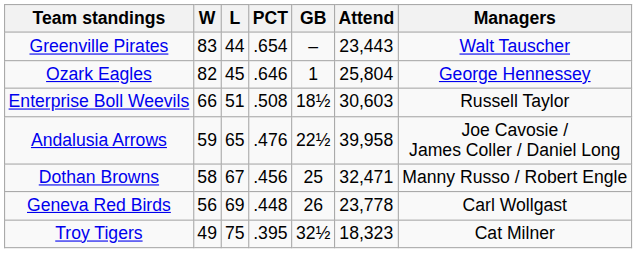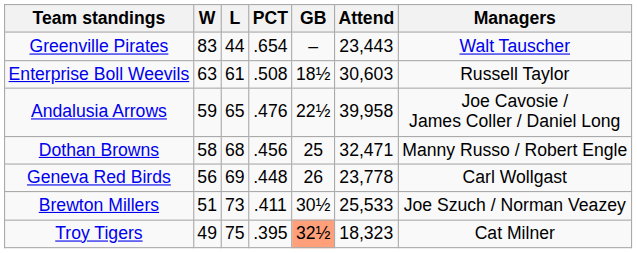- row: (99, 74)
(207, 102) 66 -> (207, 74) 63
(235, 102) 51 -> (235, 74) 61
(235, 177) 67 -> (235, 149) 68
+ row: (99, 205)
(313, 233) no background -> (313, 233) lightsalmon background
